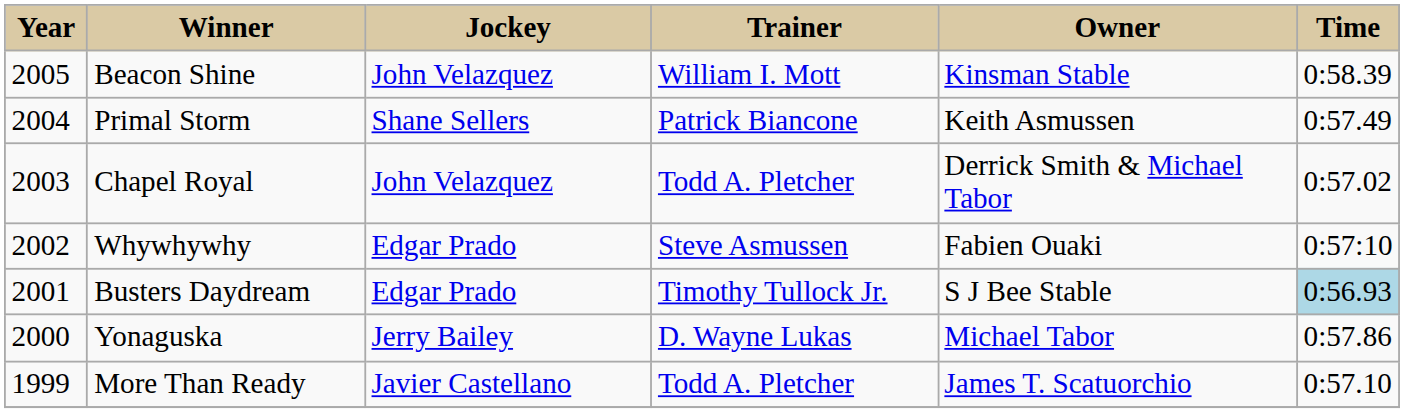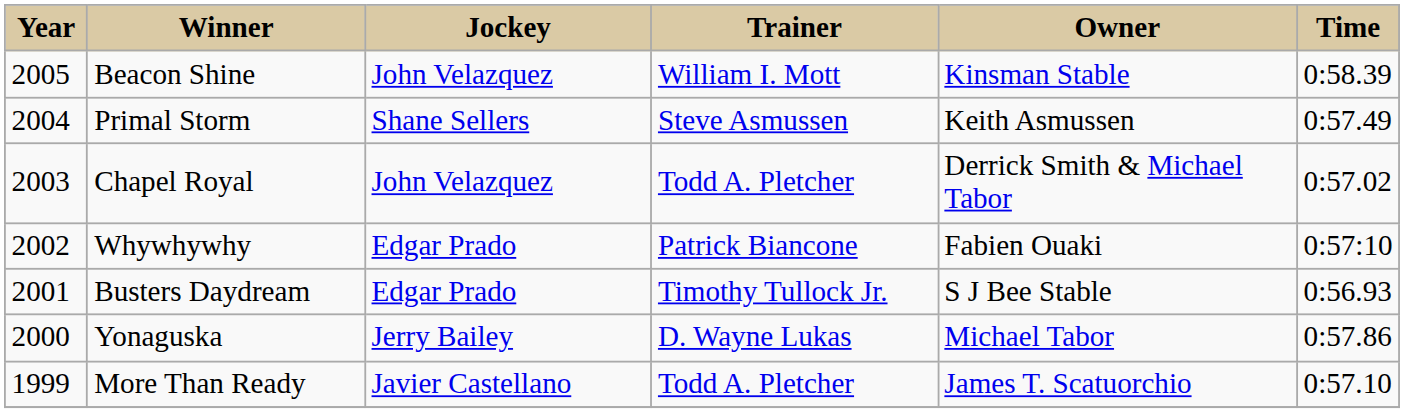(758, 119) Patrick Biancone -> (753, 119) Steve Asmussen
(753, 245) Steve Asmussen -> (758, 245) Patrick Biancone
(1348, 291) lightblue background -> (1348, 291) no background
